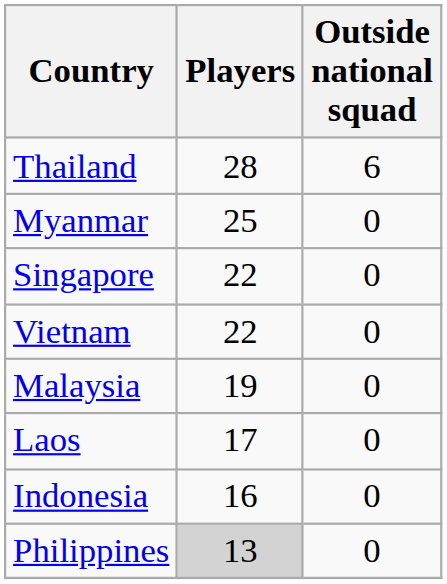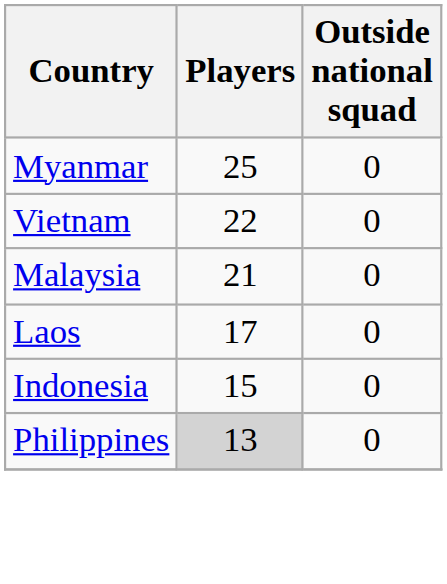- row: (75, 165)
- row: (83, 275)
(240, 385) 19 -> (240, 275) 21
(240, 495) 16 -> (240, 385) 15
